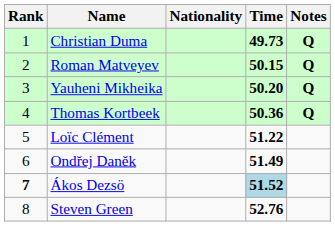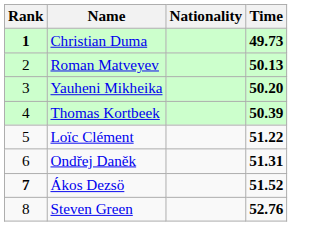- column: (309, 16)
(26, 40) normal -> (26, 40) bold
(266, 64) 50.15 -> (266, 64) 50.13
(266, 112) 50.36 -> (266, 112) 50.39
(266, 161) 51.49 -> (266, 161) 51.31
(266, 185) lightblue background -> (266, 185) no background
